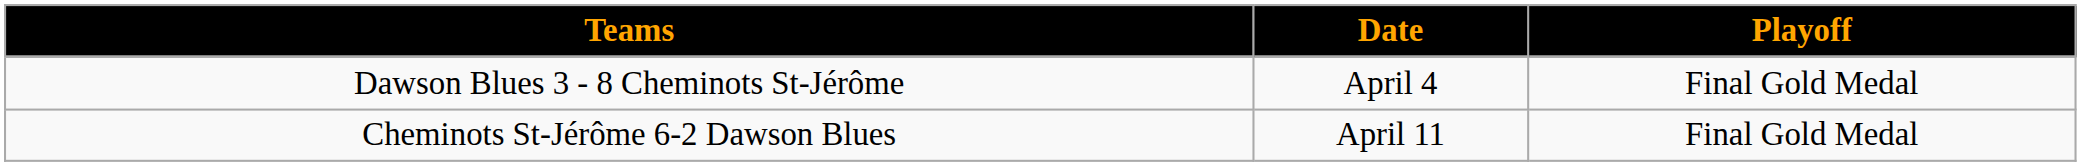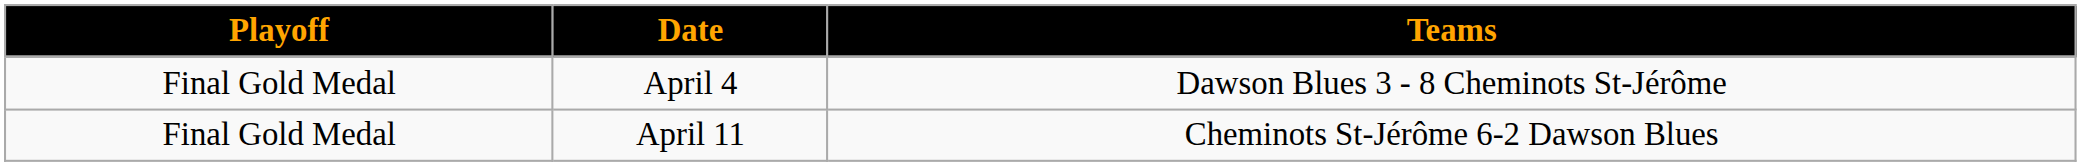columns swapped: (1802, 30) <-> (629, 30)
